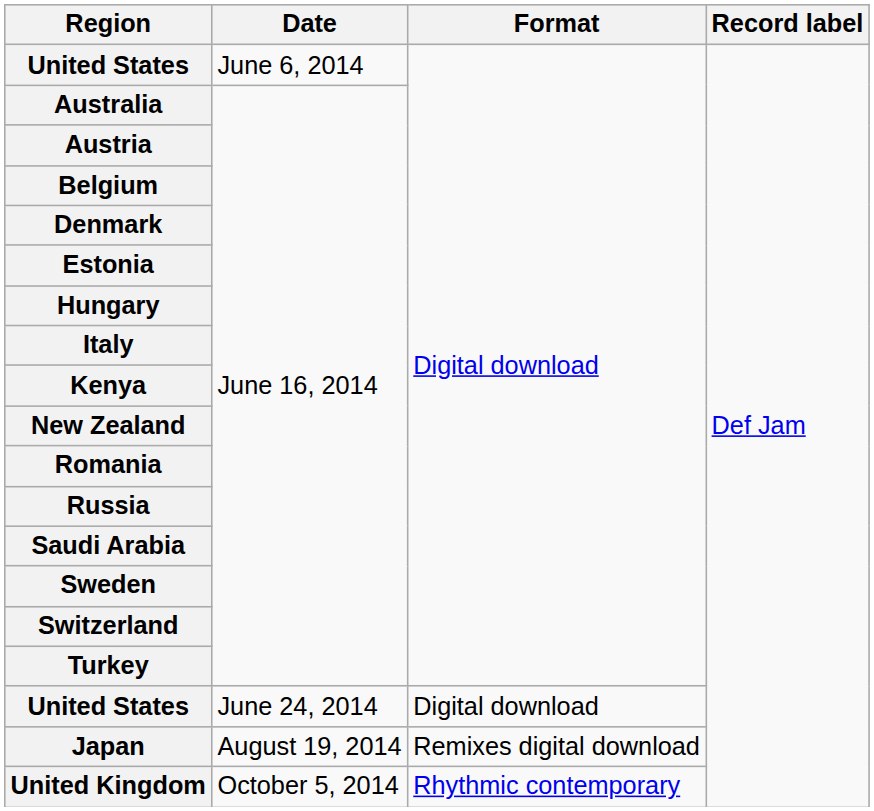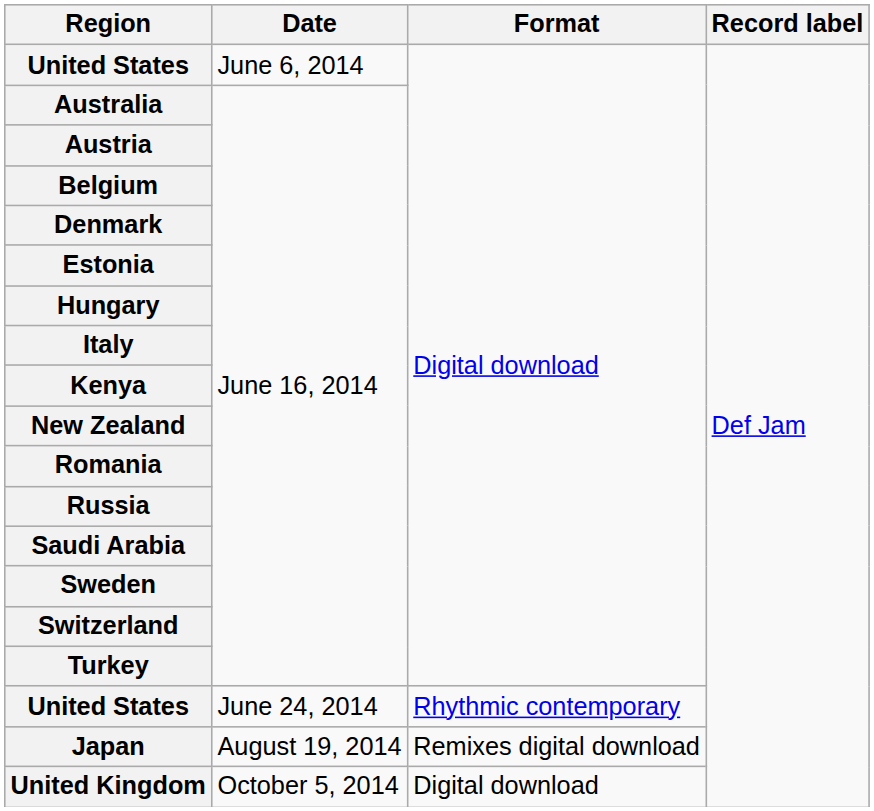(506, 706) Digital download -> (547, 706) Rhythmic contemporary
(547, 786) Rhythmic contemporary -> (506, 786) Digital download
